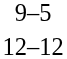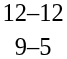rows swapped: (33, 46) <-> (33, 13)
